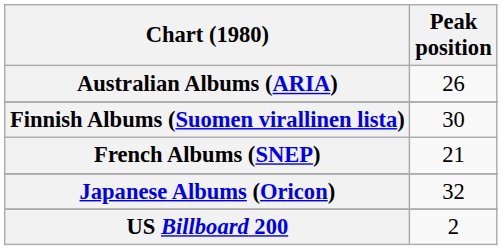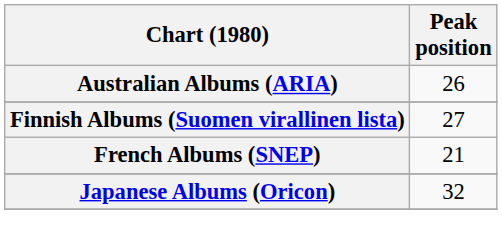(453, 119) 30 -> (453, 119) 27
- row: (207, 226)
